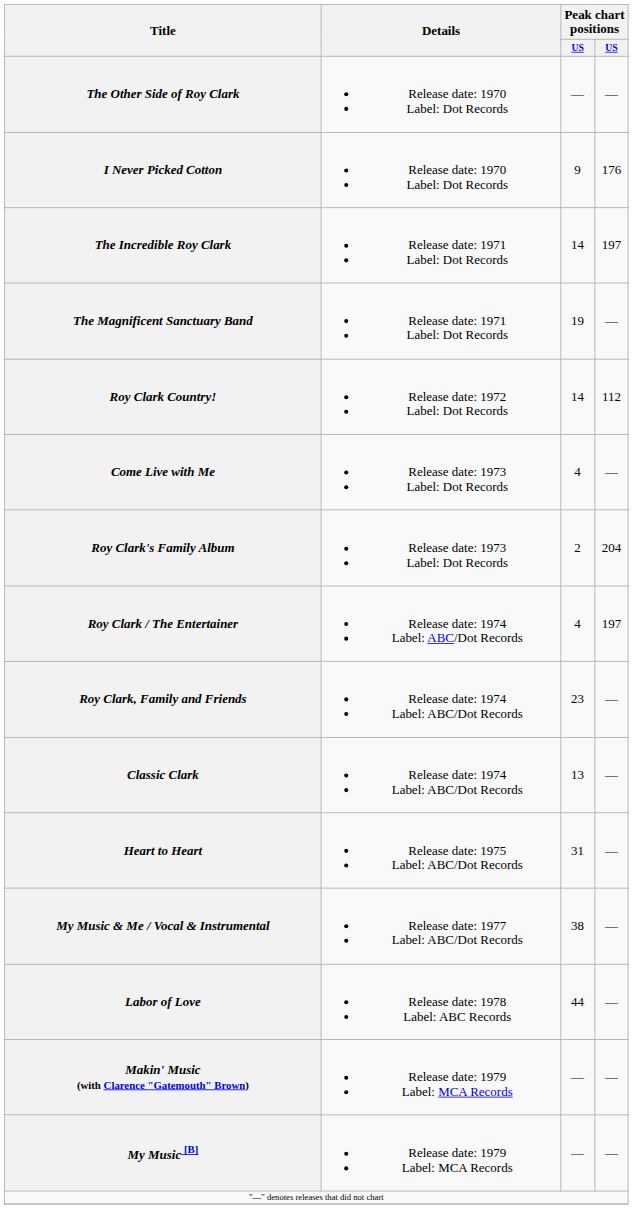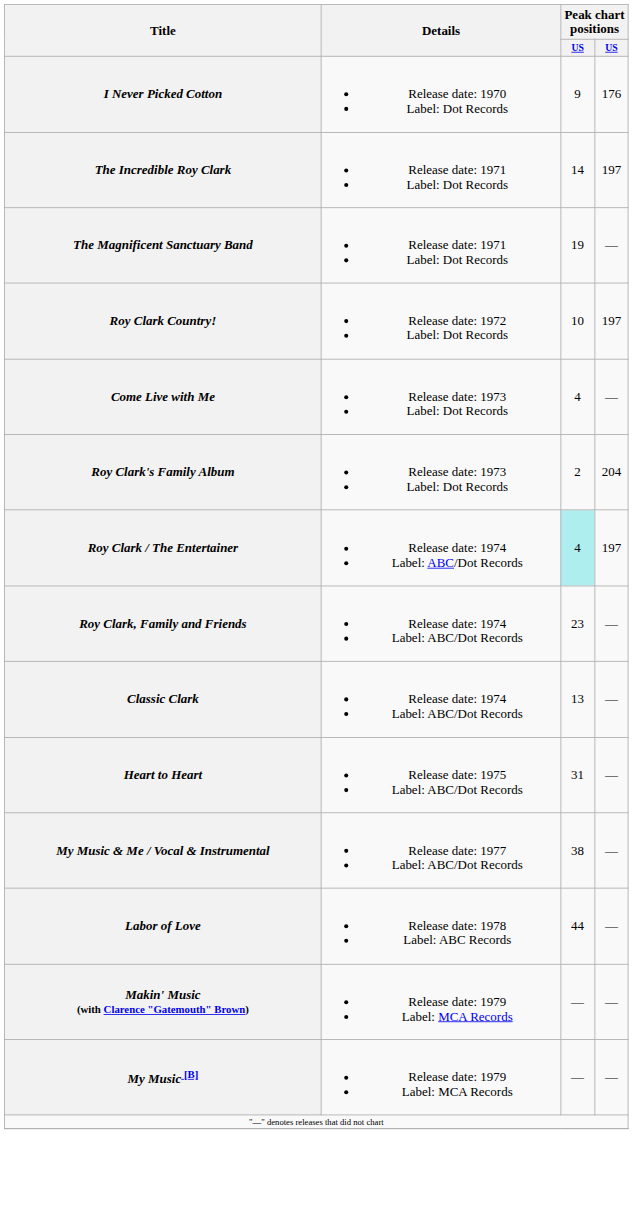- row: (163, 94)
(578, 396) 14 -> (578, 321) 10
(611, 396) 112 -> (611, 321) 197
(578, 623) no background -> (578, 548) paleturquoise background
